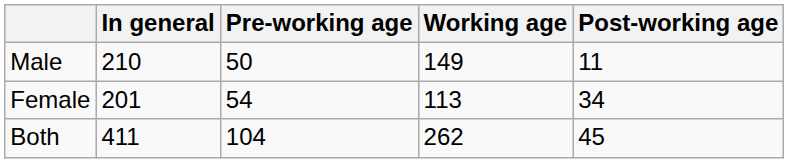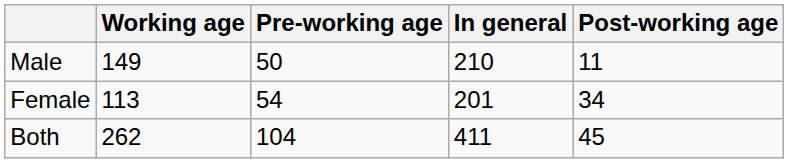columns swapped: (158, 23) <-> (495, 23)
